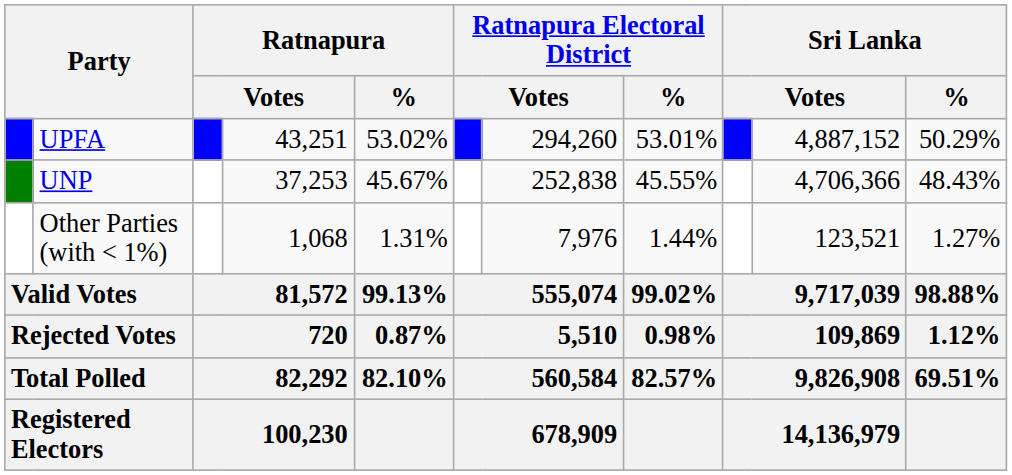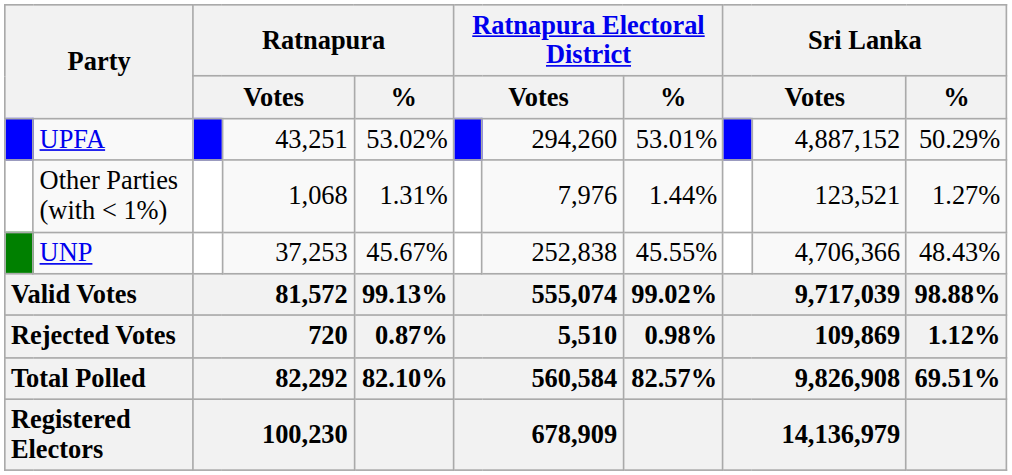rows swapped: (66, 180) <-> (109, 237)
